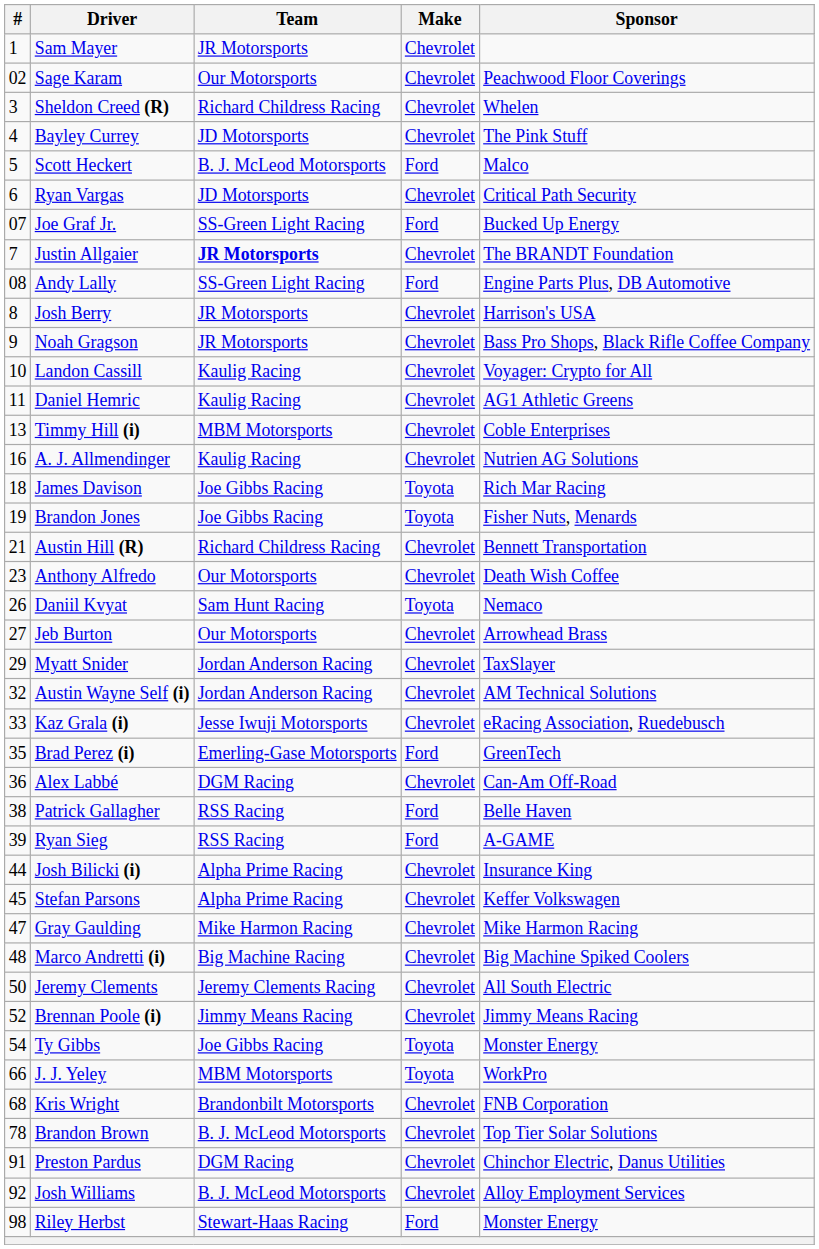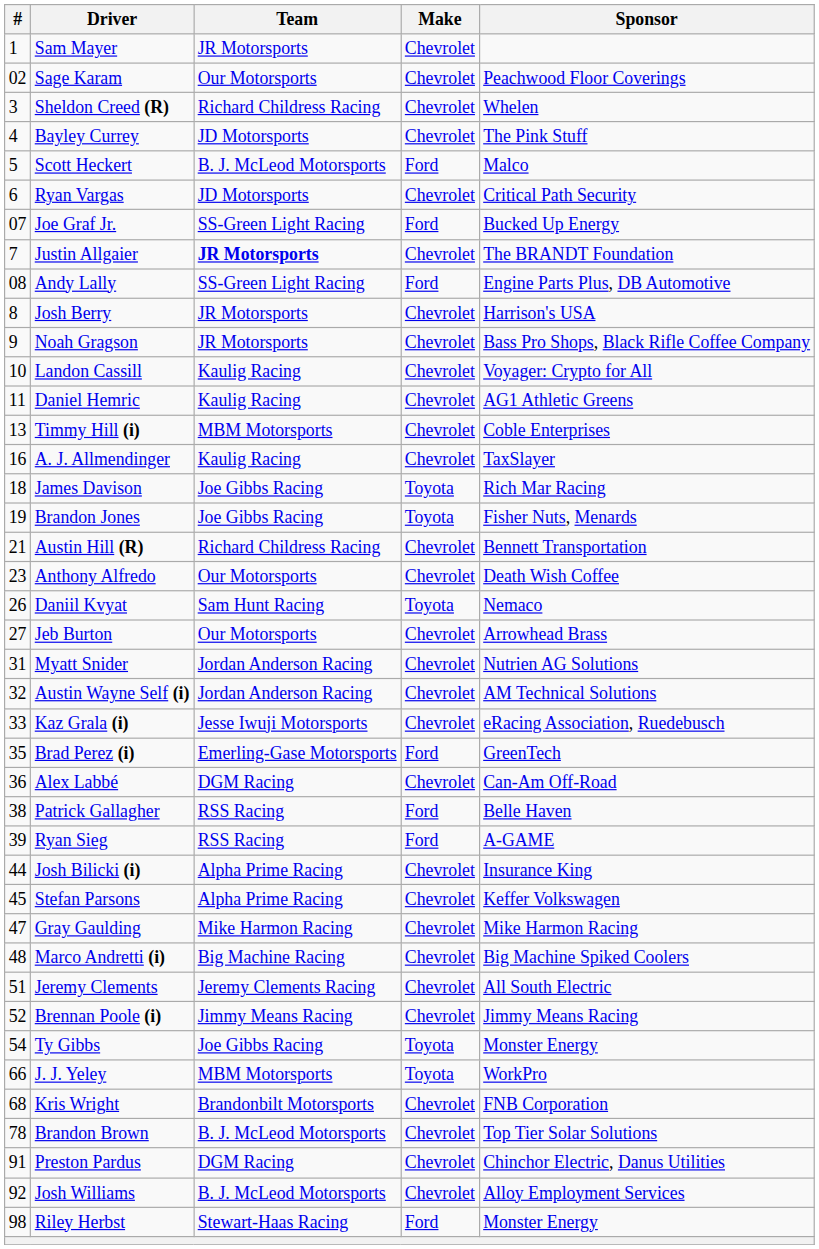(561, 459) Nutrien AG Solutions -> (519, 459) TaxSlayer
(18, 664) 29 -> (18, 664) 31
(519, 664) TaxSlayer -> (561, 664) Nutrien AG Solutions
(18, 987) 50 -> (18, 987) 51
